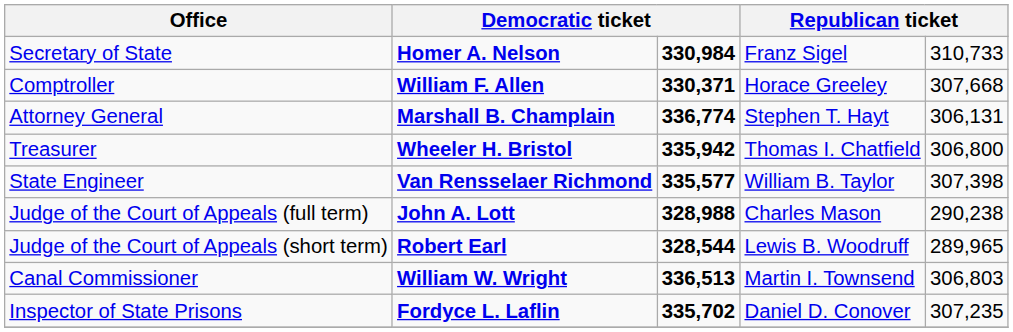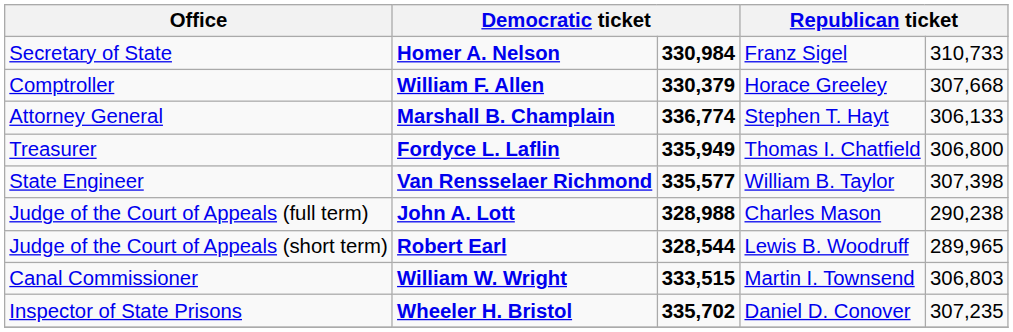(698, 85) 330,371 -> (698, 85) 330,379
(967, 117) 306,131 -> (967, 117) 306,133
(485, 149) Wheeler H. Bristol -> (478, 149) Fordyce L. Laflin
(698, 149) 335,942 -> (698, 149) 335,949
(698, 278) 336,513 -> (698, 278) 333,515
(478, 310) Fordyce L. Laflin -> (485, 310) Wheeler H. Bristol
